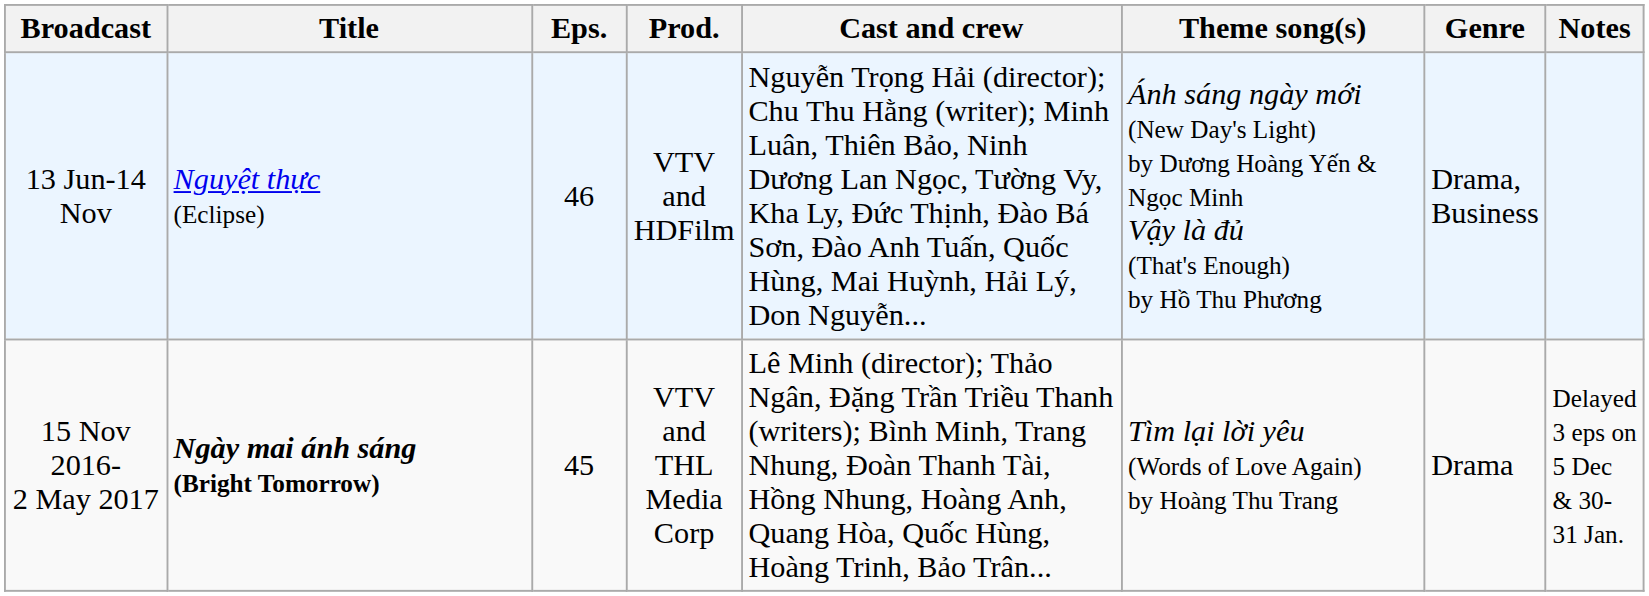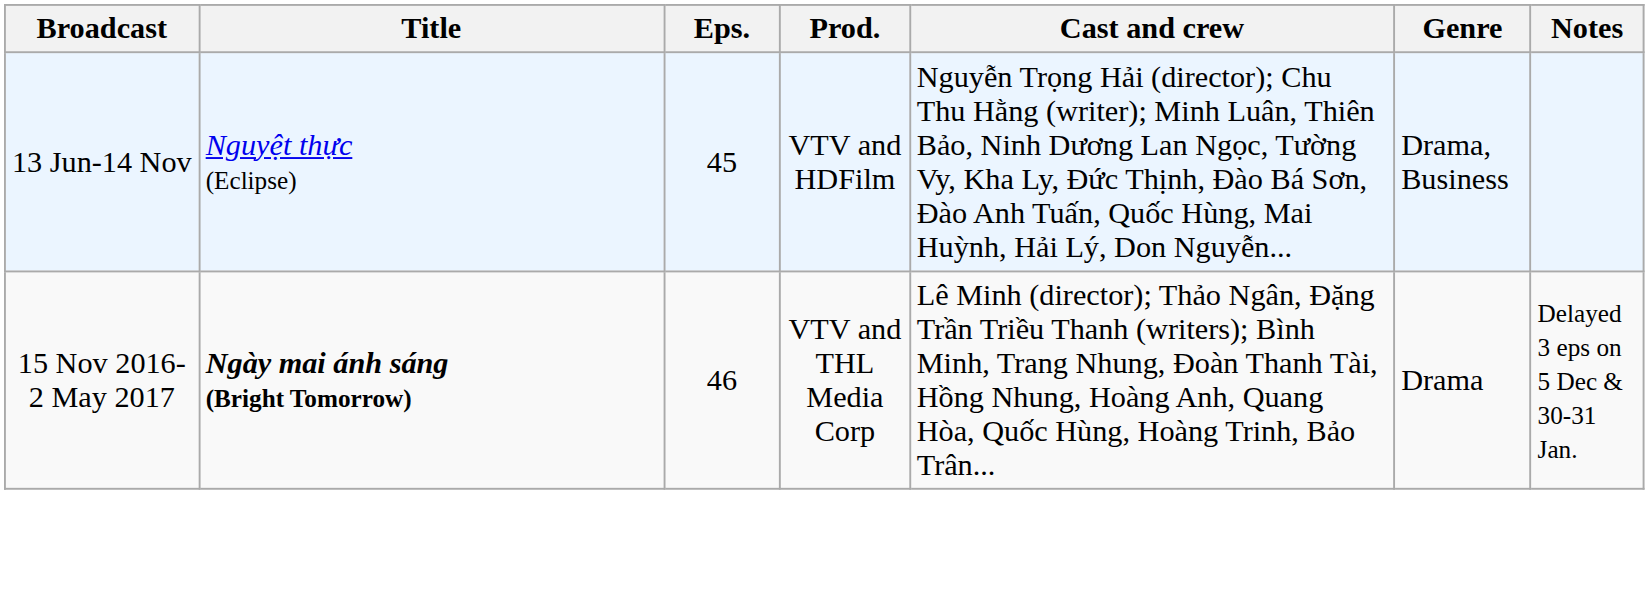- column: (1273, 28)
(579, 195) 46 -> (722, 161) 45
(579, 464) 45 -> (722, 379) 46
